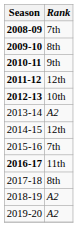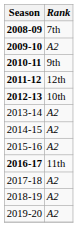(54, 46) 8th -> (53, 46) A2
(56, 130) 12th -> (53, 130) A2
(54, 146) 7th -> (53, 146) A2
(54, 180) 8th -> (53, 180) A2
